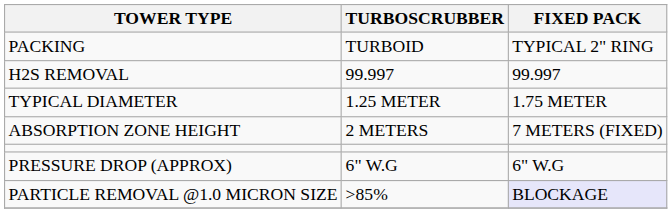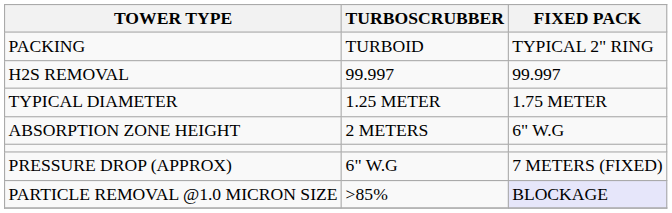(587, 130) 7 METERS (FIXED) -> (538, 130) 6" W.G
(538, 166) 6" W.G -> (587, 166) 7 METERS (FIXED)
